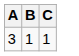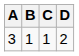+ column: (65, 16)
